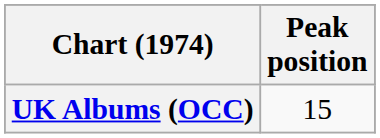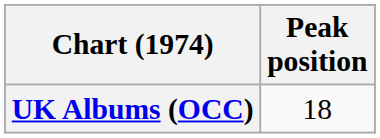(317, 108) 15 -> (317, 108) 18
